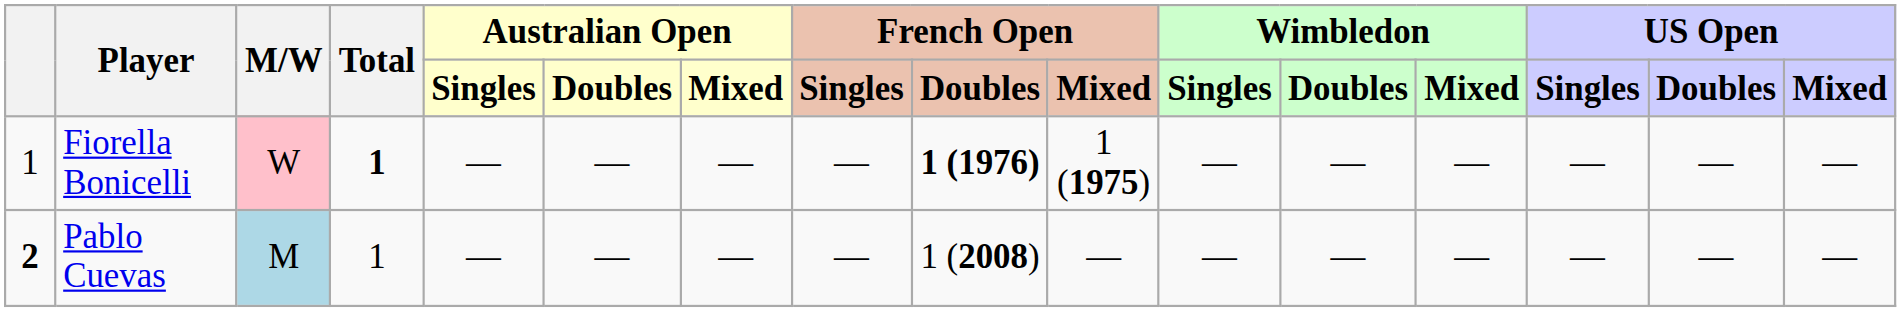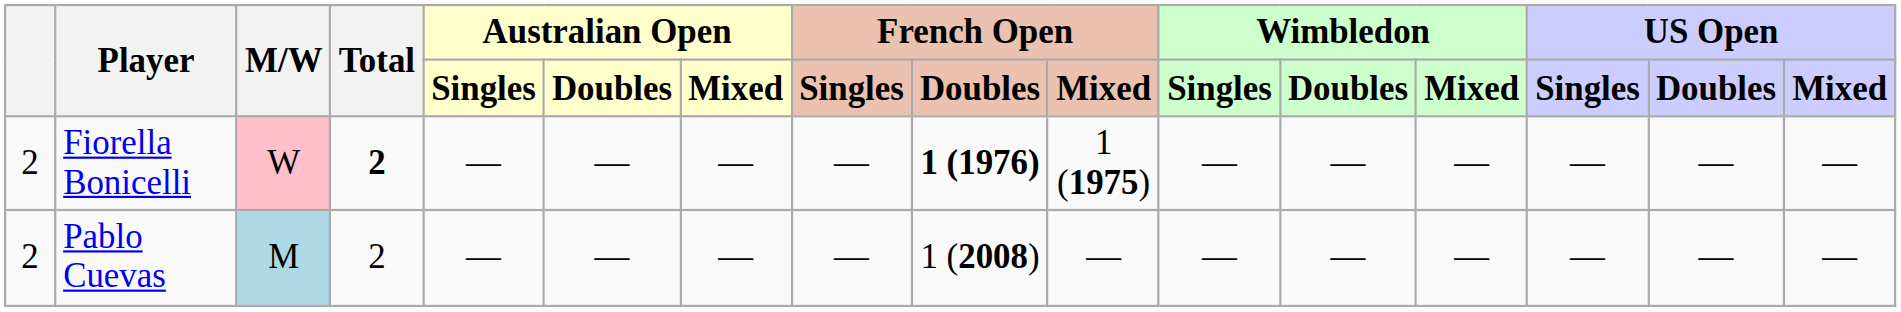(30, 162) 1 -> (30, 162) 2
(377, 162) 1 -> (377, 162) 2
(30, 256) bold -> (30, 256) normal
(377, 256) 1 -> (377, 256) 2
